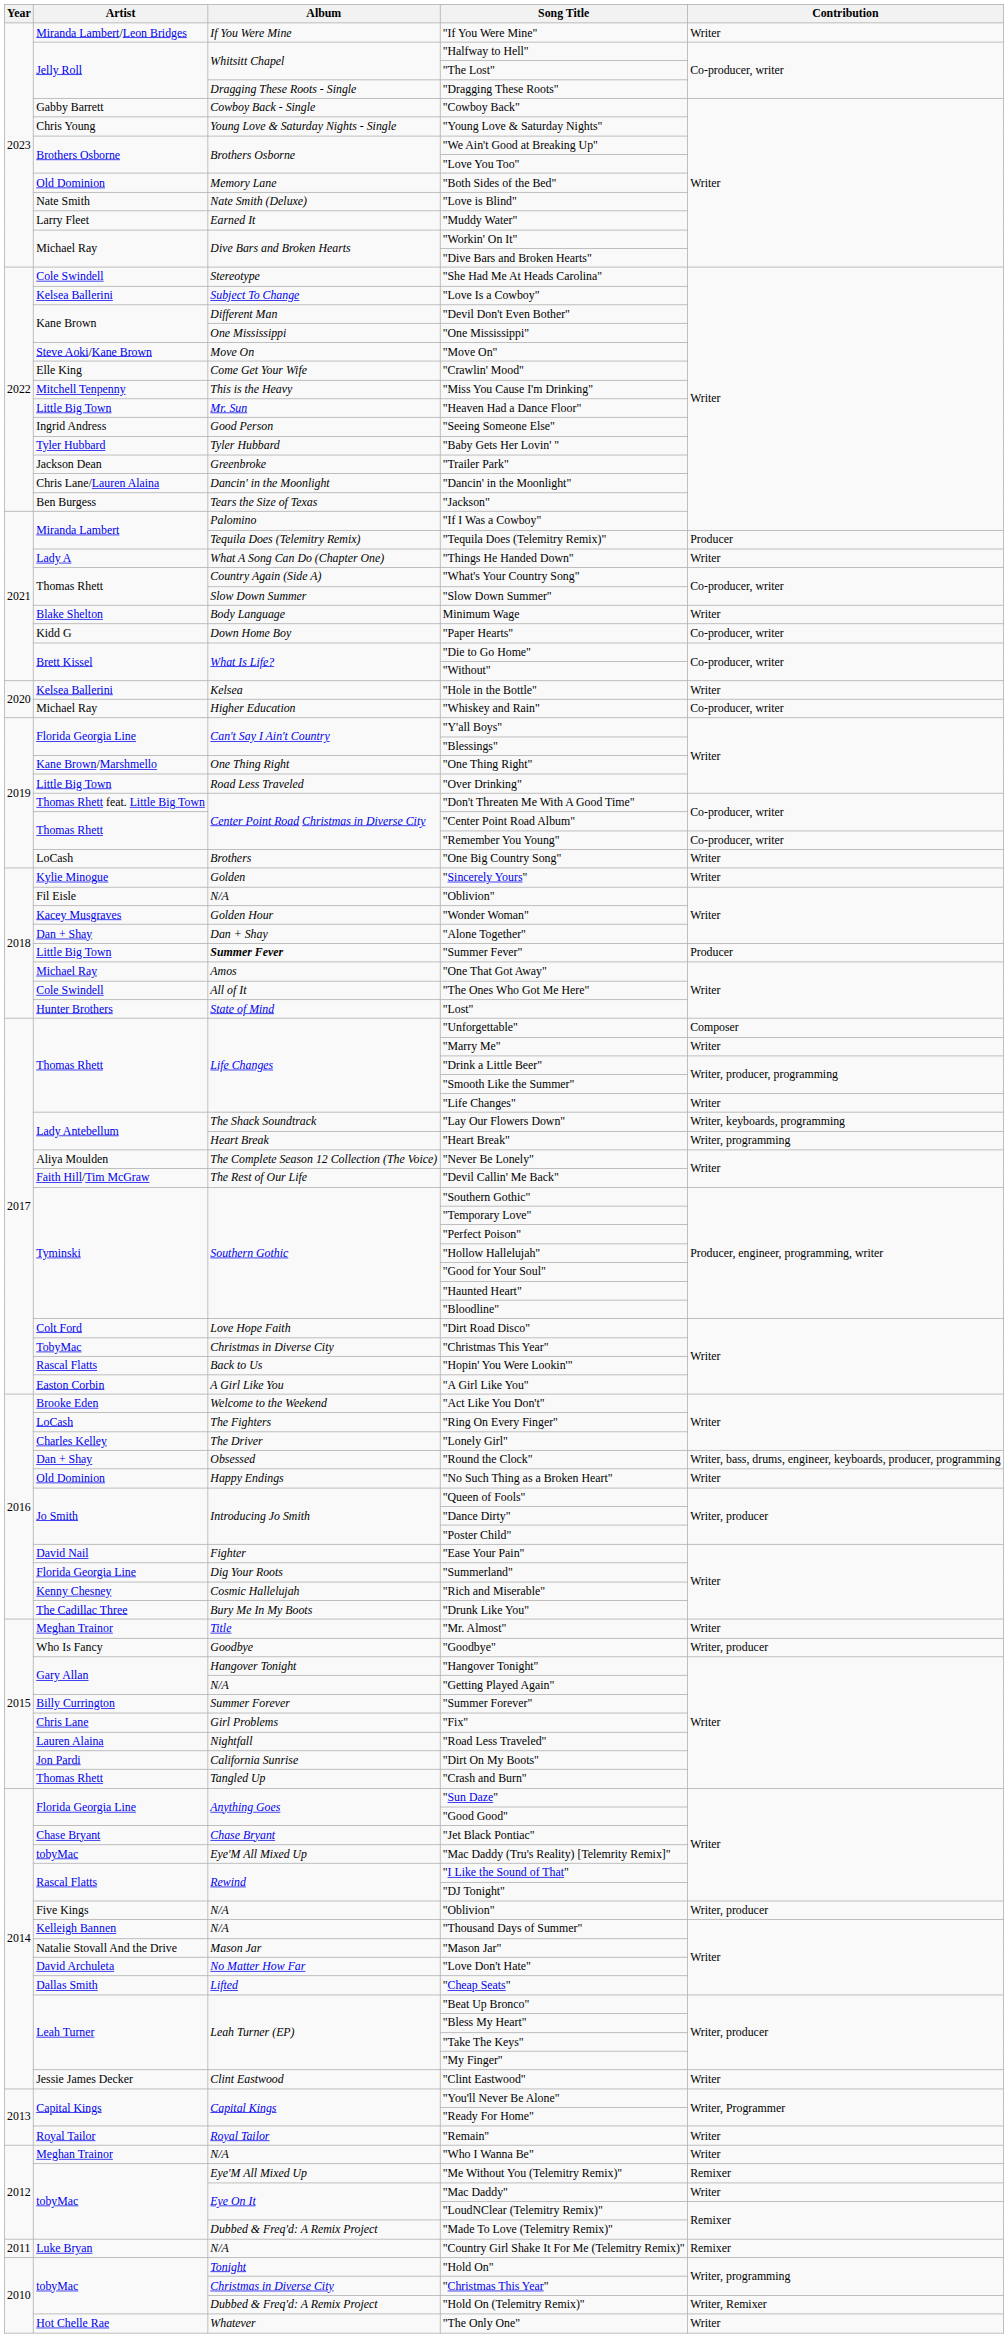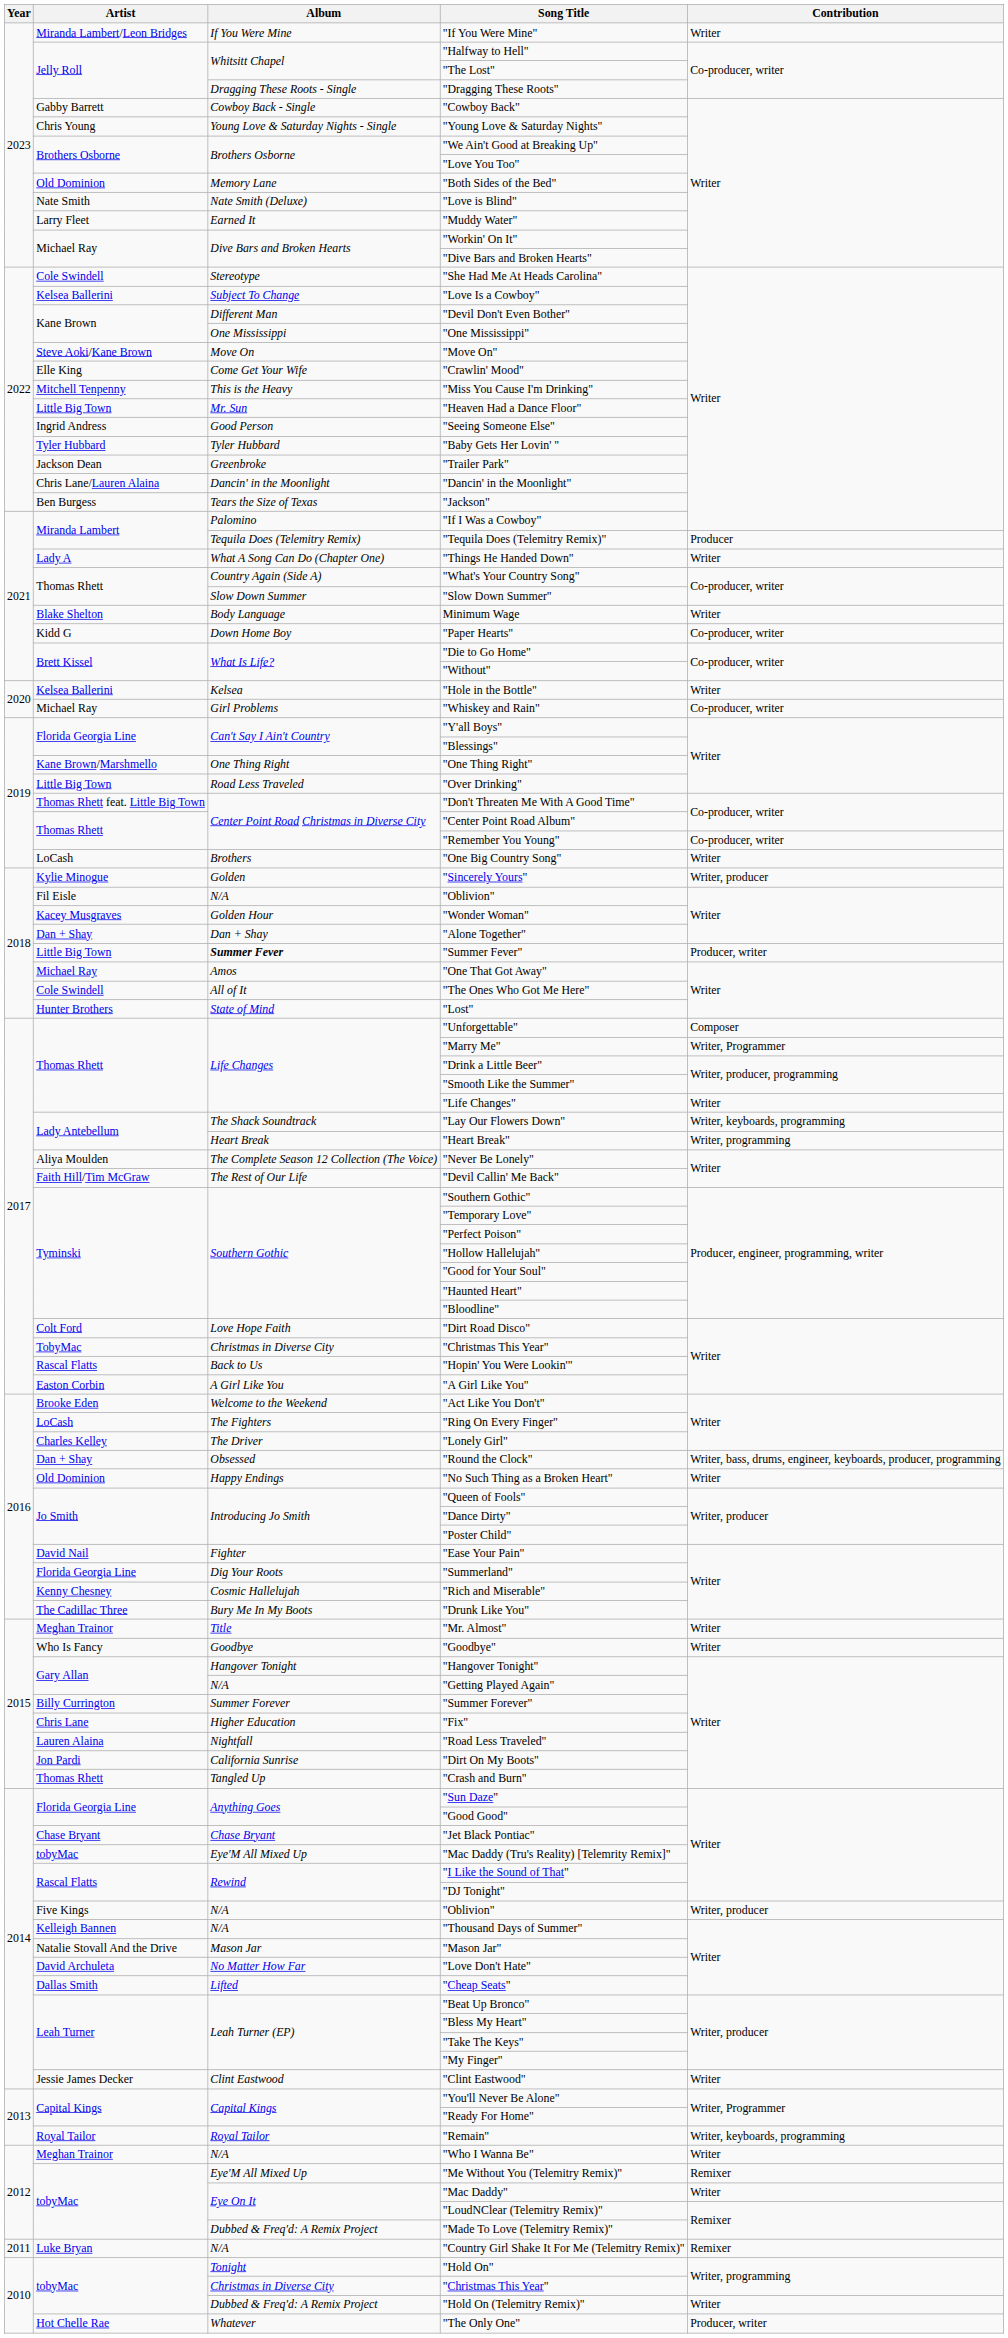(253, 708) Higher Education -> (244, 708) Girl Problems
(705, 877) Writer -> (729, 877) Writer, producer
(712, 952) Producer -> (728, 952) Producer, writer
(705, 1046) Writer -> (738, 1046) Writer, Programmer
(729, 1647) Writer, producer -> (705, 1647) Writer
(244, 1722) Girl Problems -> (253, 1722) Higher Education
(705, 2135) Writer -> (768, 2135) Writer, keyboards, programming
(728, 2304) Writer, Remixer -> (705, 2304) Writer
(705, 2323) Writer -> (728, 2323) Producer, writer
